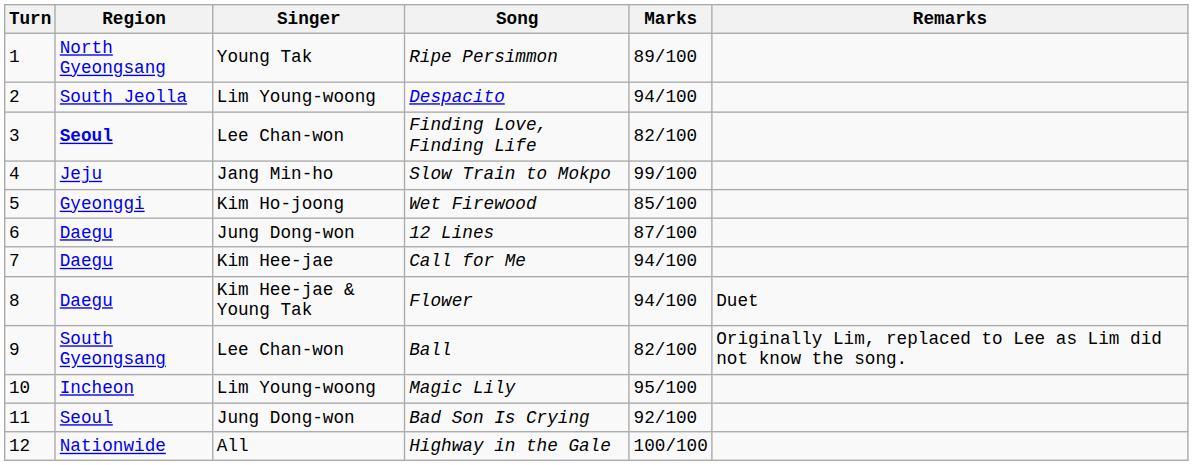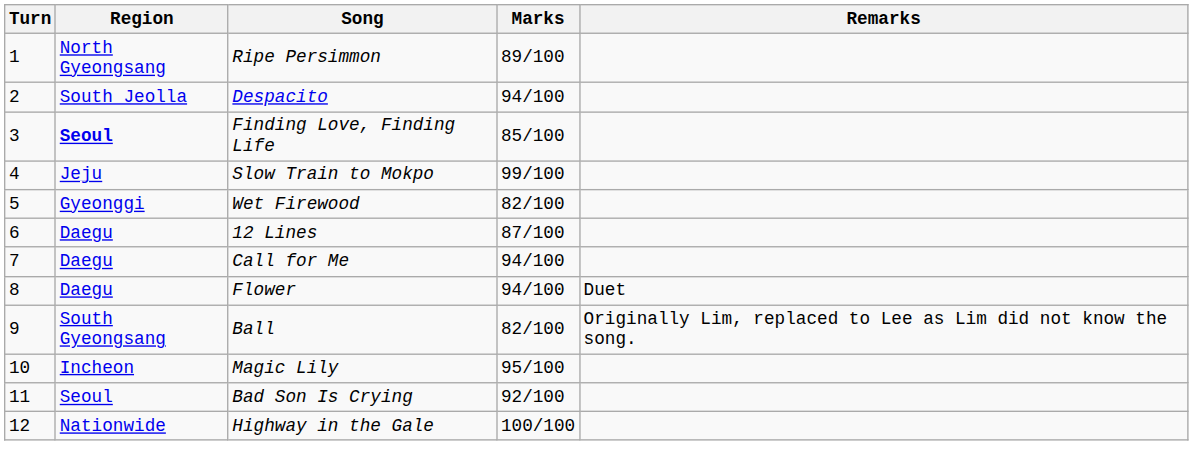- column: (309, 19)
(665, 136) 82/100 -> (533, 136) 85/100
(665, 204) 85/100 -> (533, 204) 82/100
